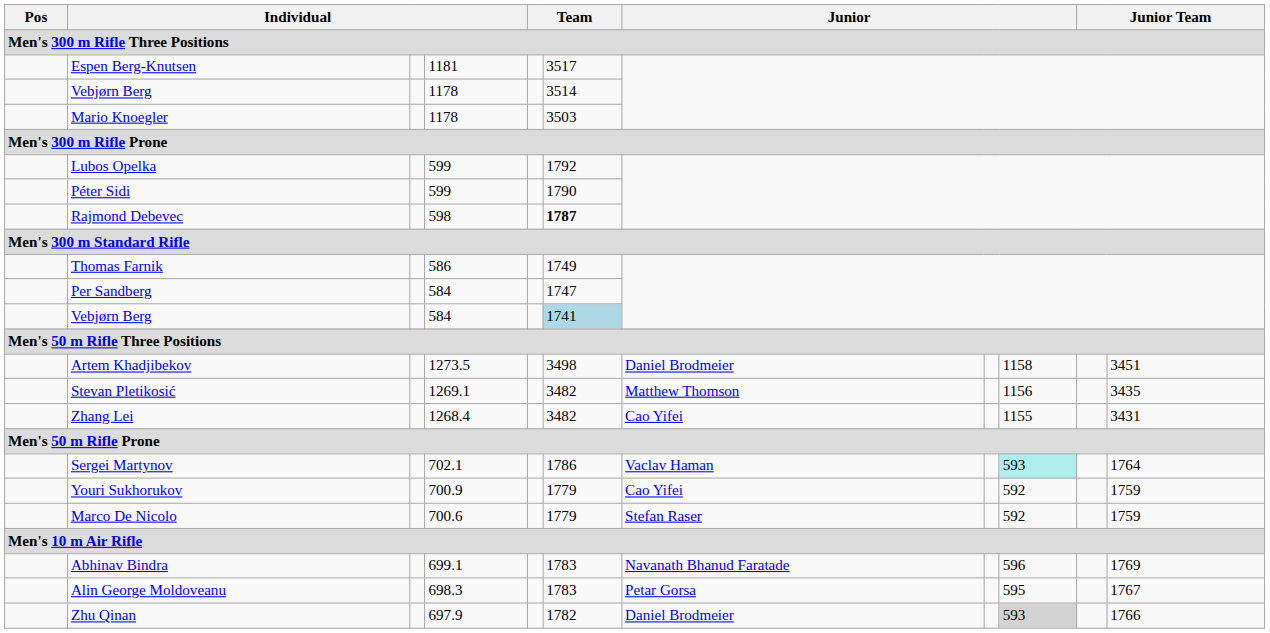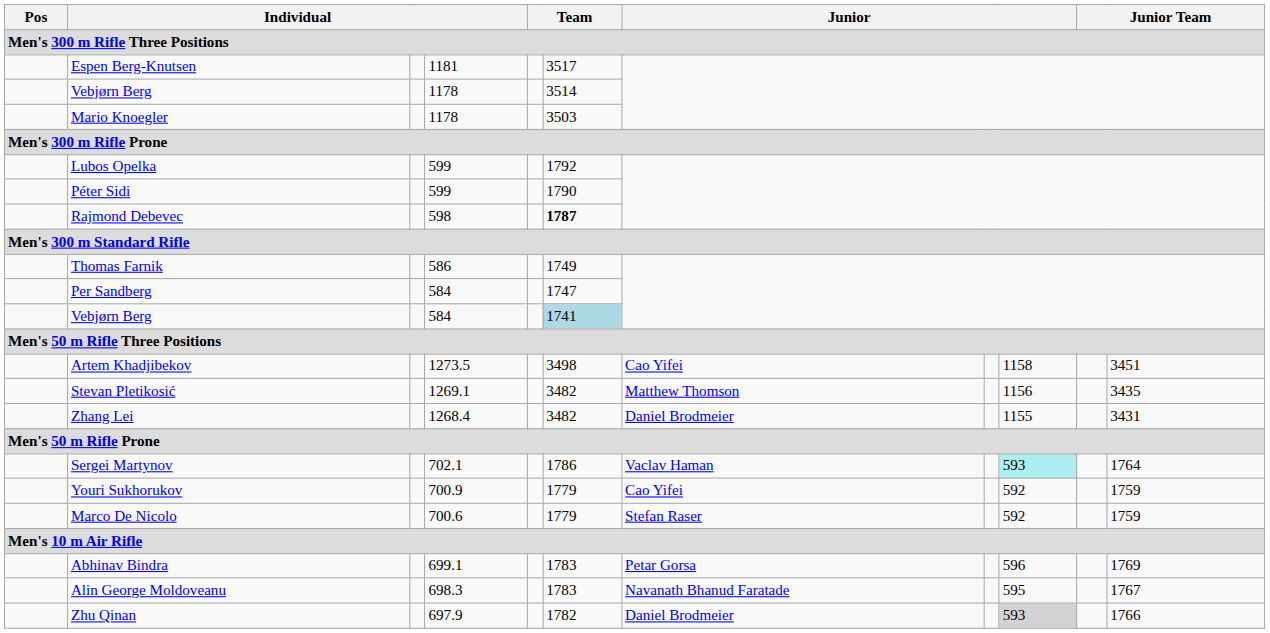(679, 366) Daniel Brodmeier -> (654, 366) Cao Yifei
(654, 416) Cao Yifei -> (679, 416) Daniel Brodmeier
(707, 565) Navanath Bhanud Faratade -> (661, 565) Petar Gorsa
(661, 590) Petar Gorsa -> (707, 590) Navanath Bhanud Faratade
